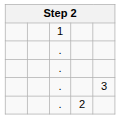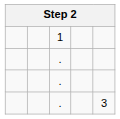- row: (60, 105)
